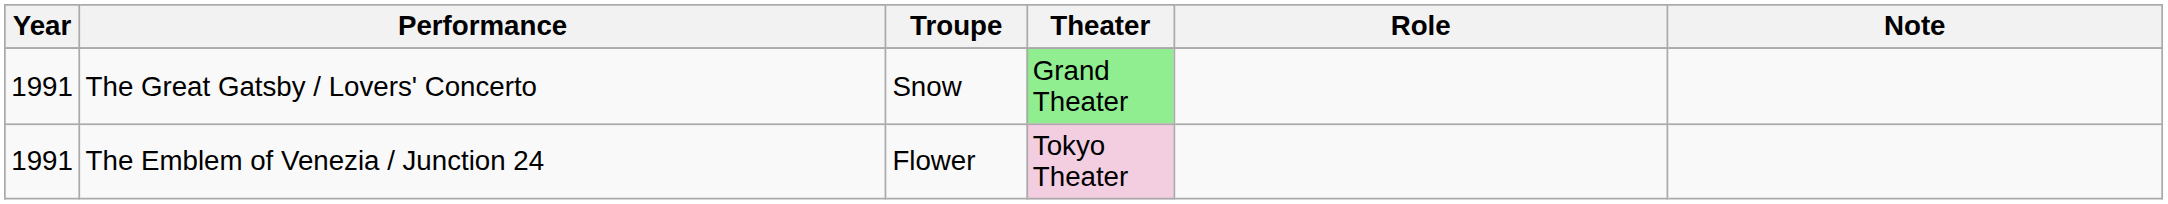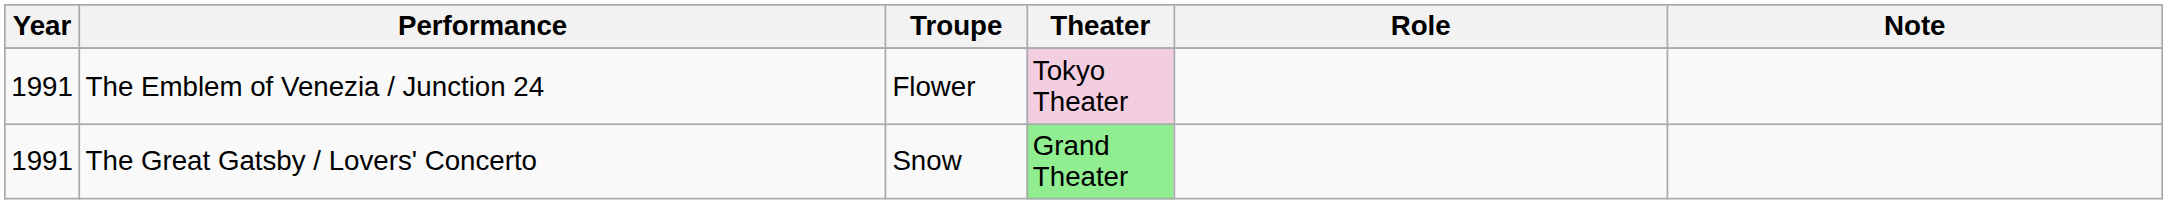rows swapped: (311, 85) <-> (315, 160)
